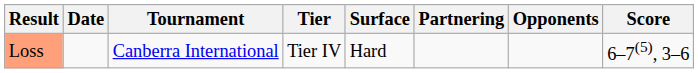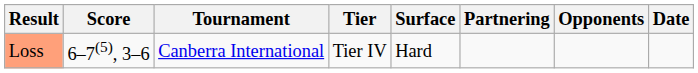columns swapped: (86, 19) <-> (648, 19)
